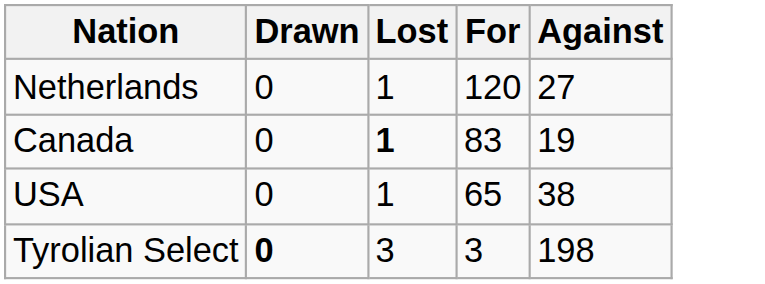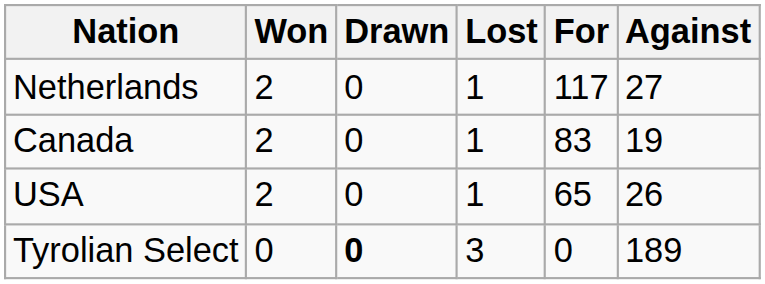+ column: (291, 31)
(493, 86) 120 -> (581, 86) 117
(385, 140) bold -> (475, 140) normal
(556, 195) 38 -> (644, 195) 26
(474, 250) 3 -> (563, 250) 0
(566, 250) 198 -> (654, 250) 189
